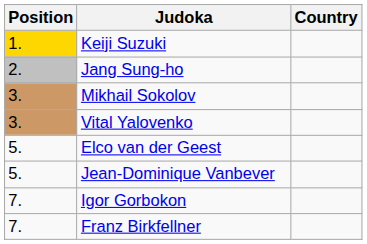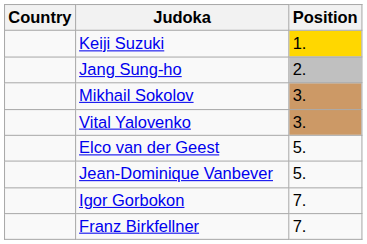columns swapped: (41, 17) <-> (326, 17)
